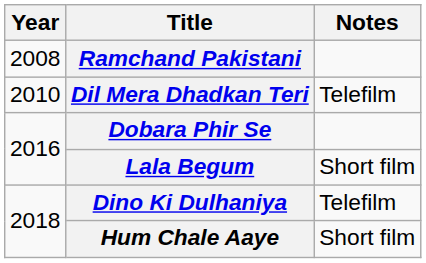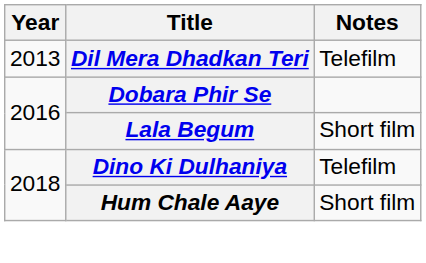- row: (190, 58)
(35, 94) 2010 -> (35, 58) 2013
